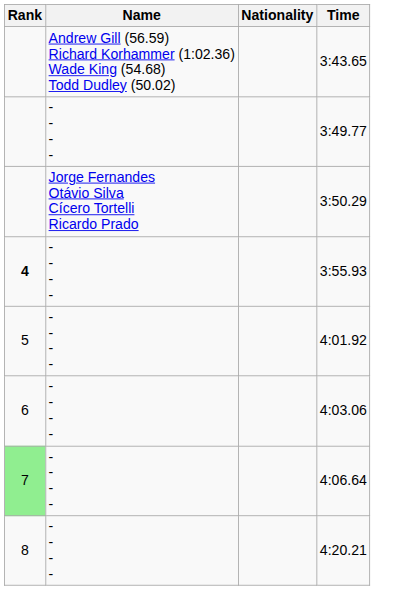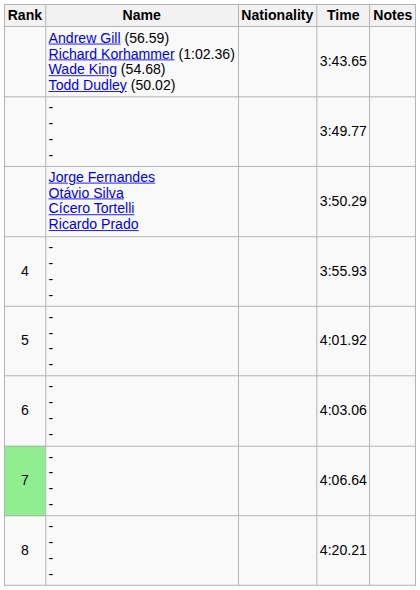+ column: (393, 15)
(25, 271) bold -> (25, 271) normal
